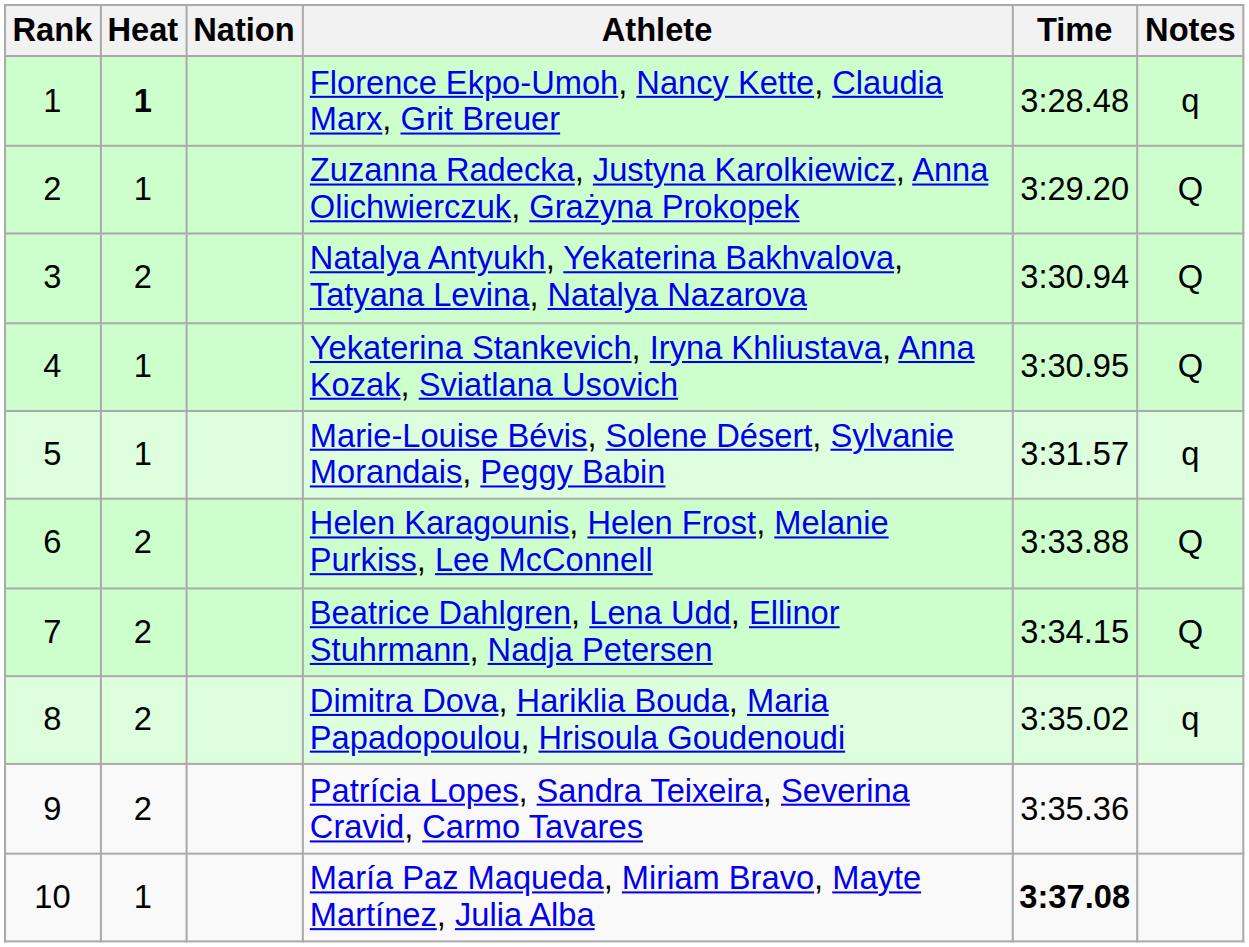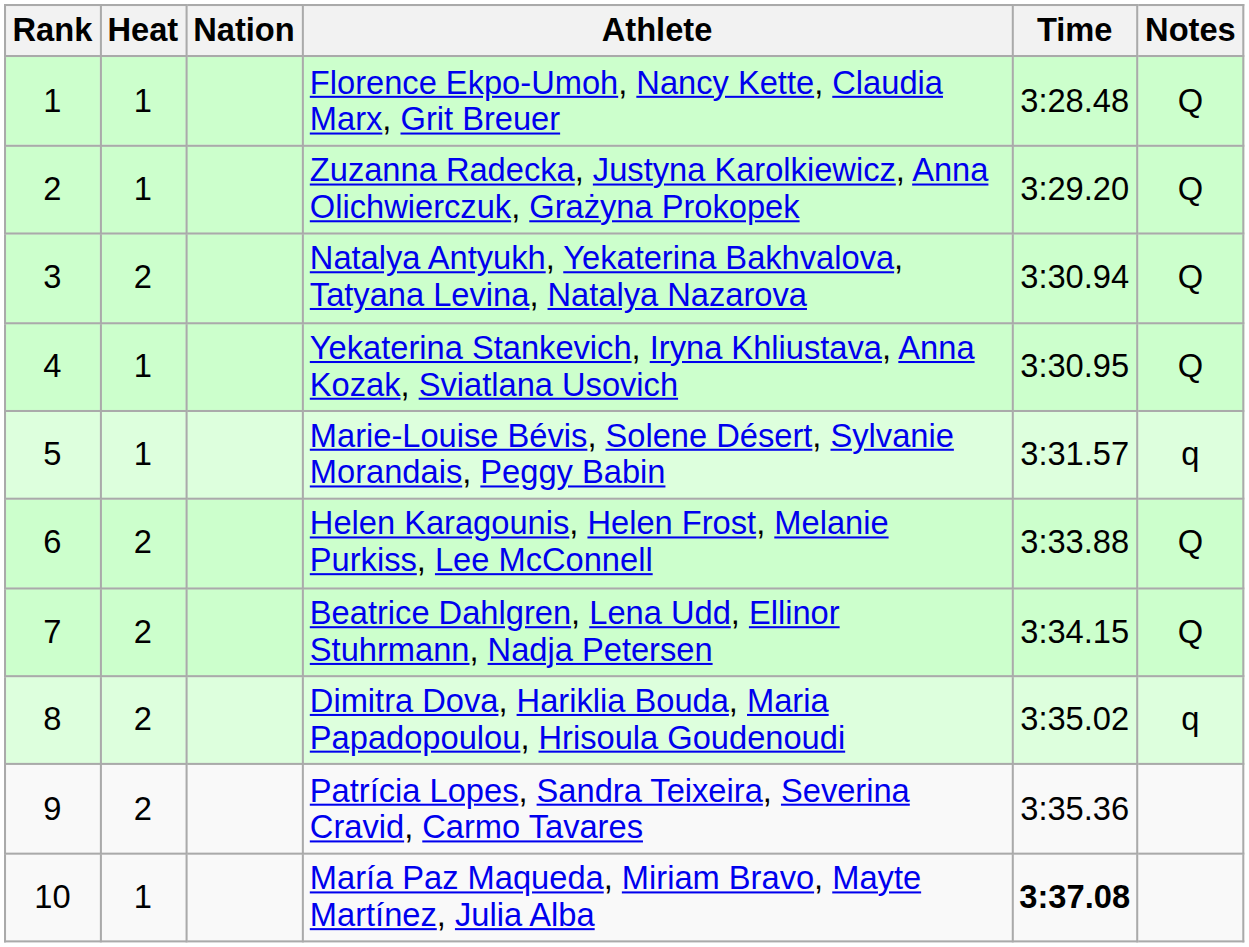(143, 100) bold -> (143, 100) normal
(1190, 100) q -> (1190, 100) Q
